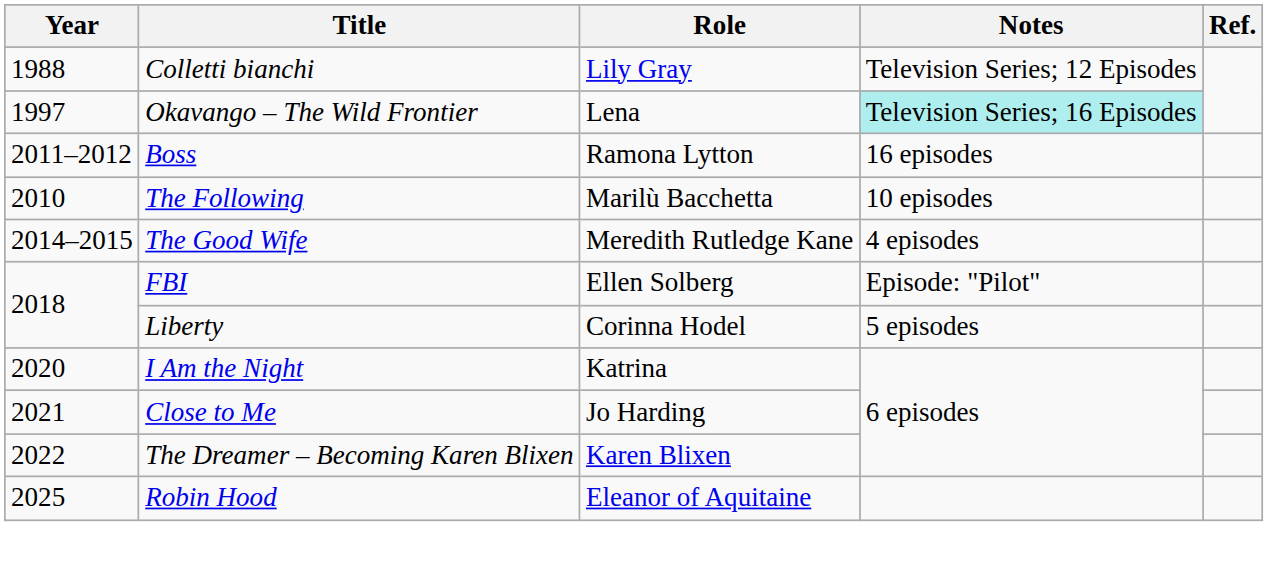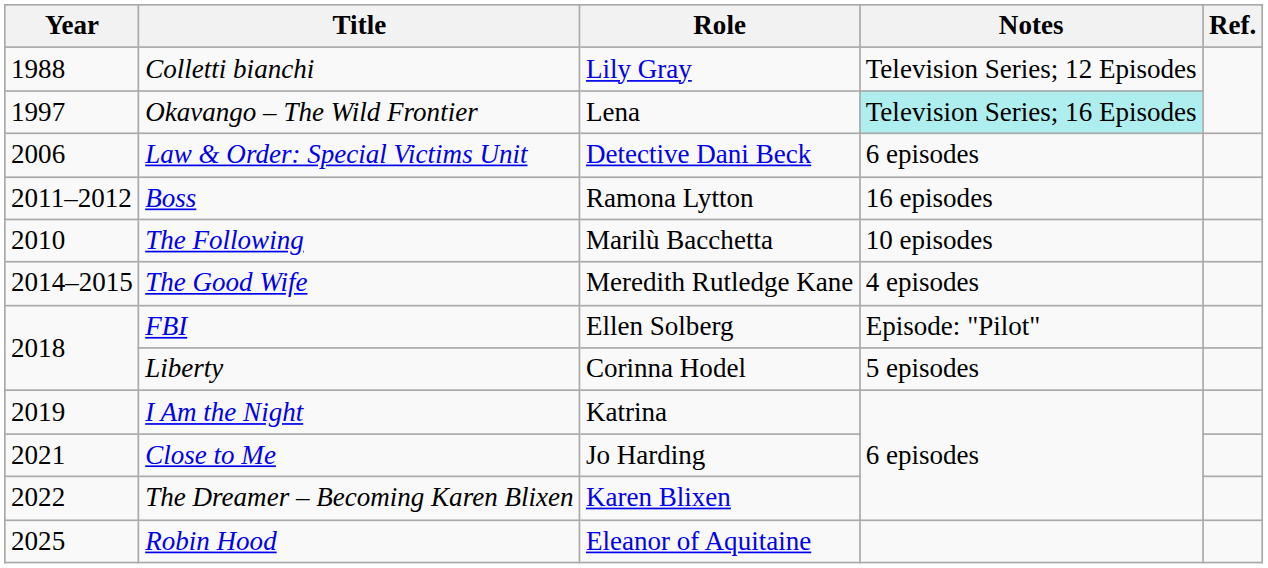+ row: (336, 154)
(38, 369) 2020 -> (38, 411) 2019
